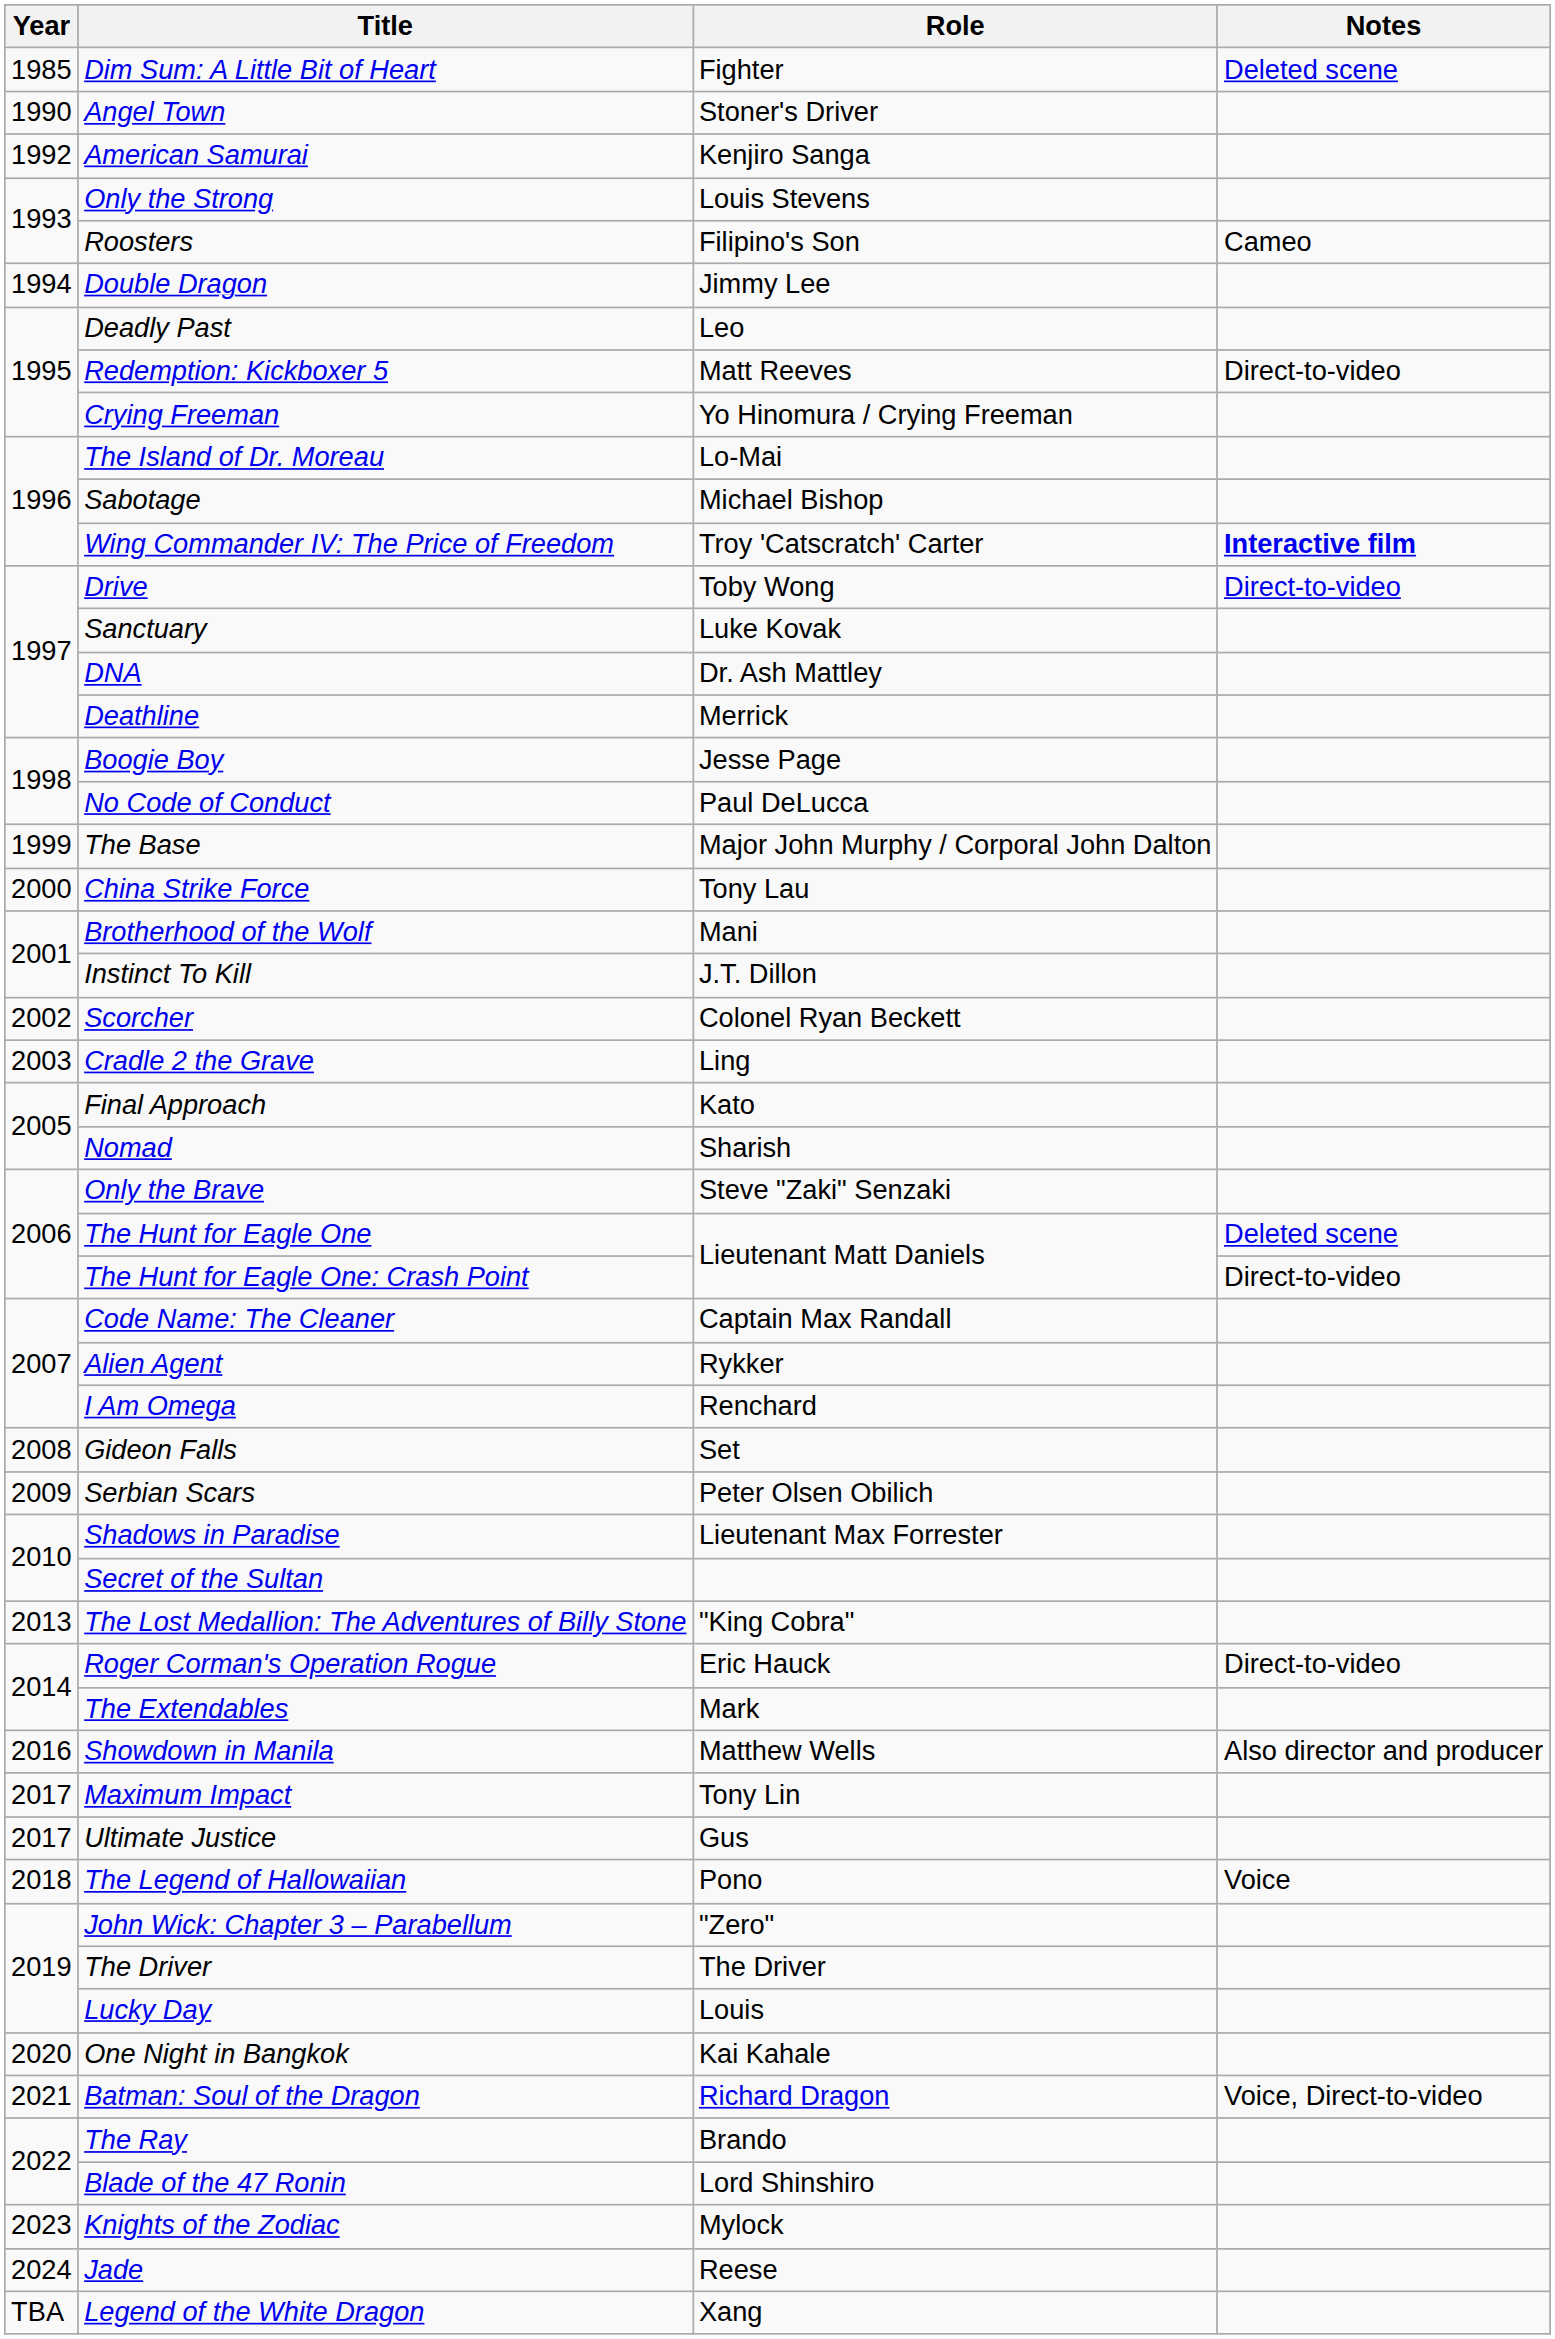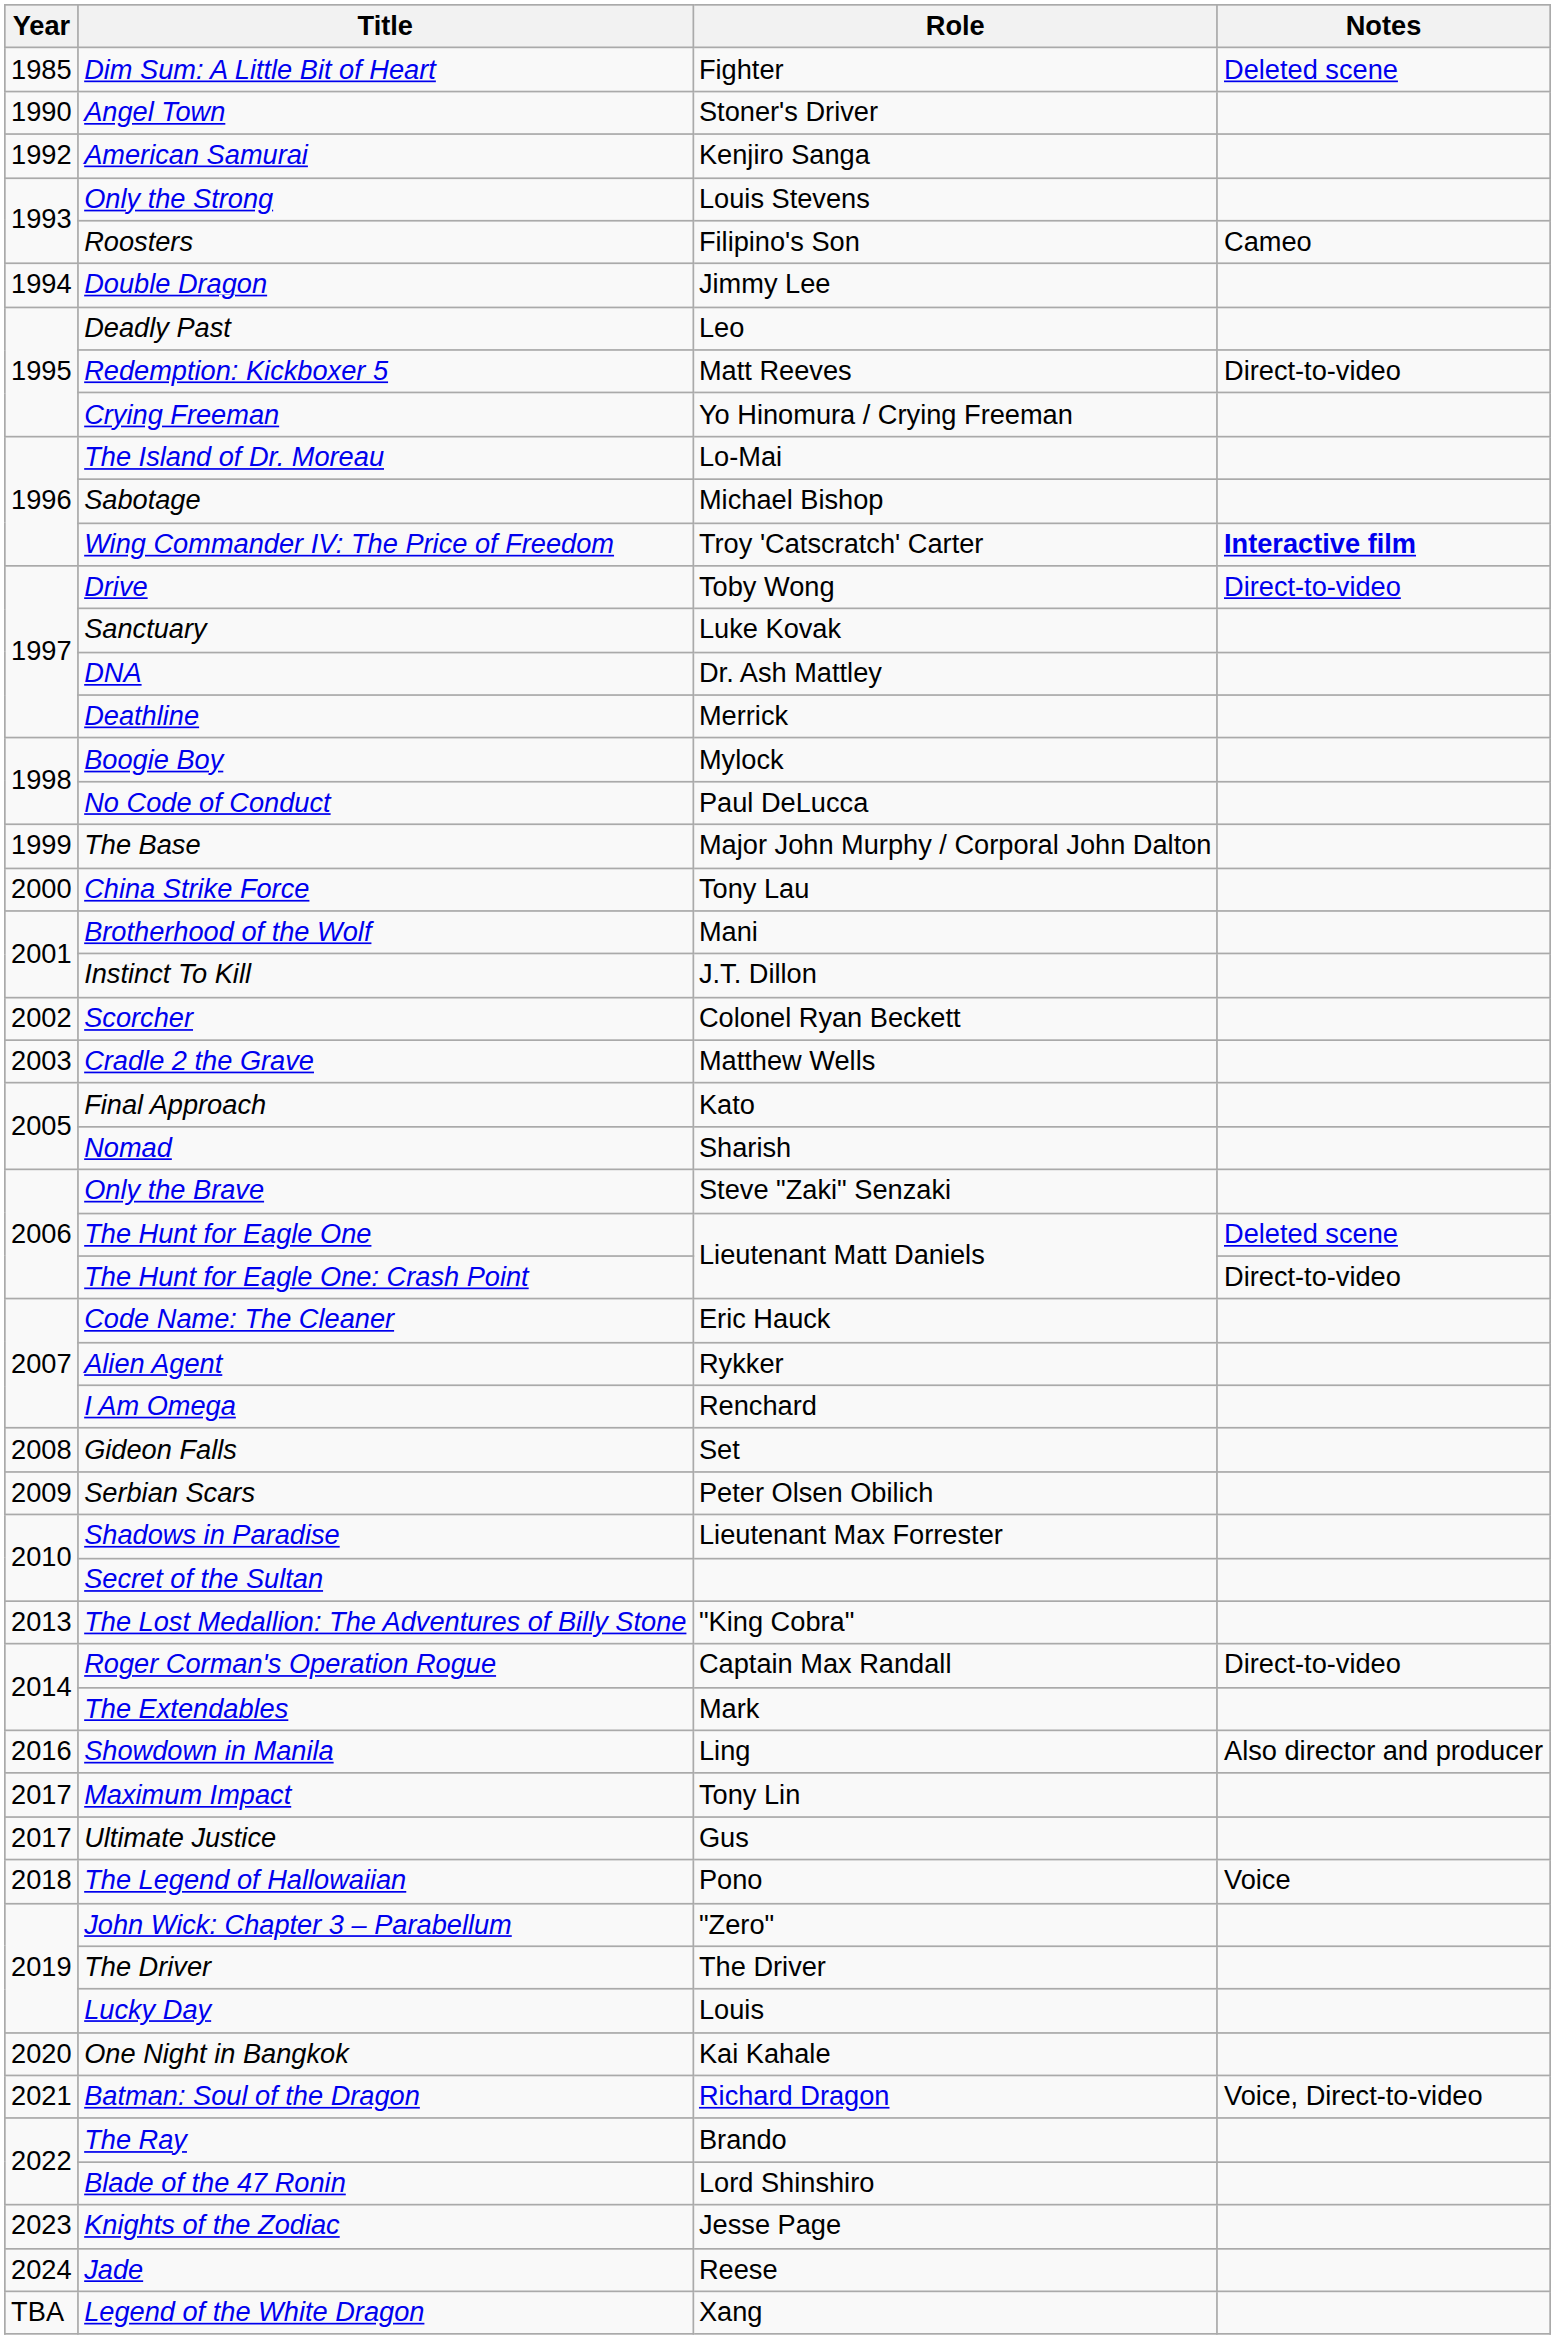(770, 759) Jesse Page -> (741, 759) Mylock
(725, 1061) Ling -> (787, 1061) Matthew Wells
(825, 1320) Captain Max Randall -> (765, 1320) Eric Hauck
(765, 1665) Eric Hauck -> (825, 1665) Captain Max Randall
(787, 1751) Matthew Wells -> (725, 1751) Ling
(741, 2226) Mylock -> (770, 2226) Jesse Page
